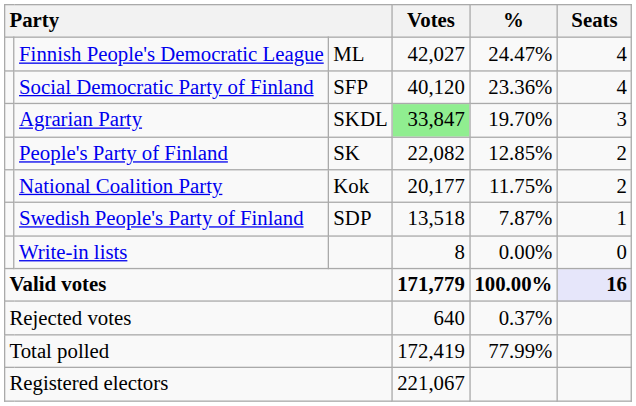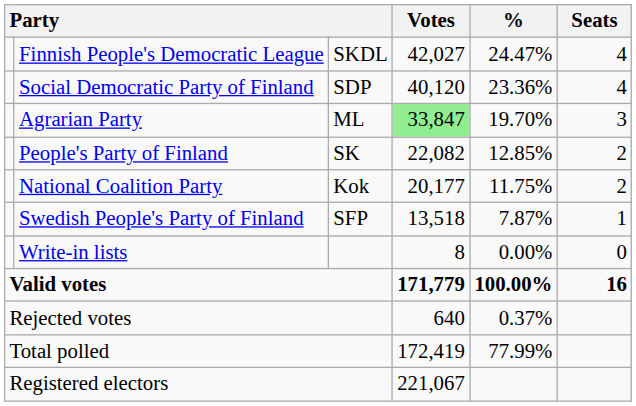(349, 53) ML -> (360, 53) SKDL
(351, 86) SFP -> (352, 86) SDP
(360, 119) SKDL -> (349, 119) ML
(352, 218) SDP -> (351, 218) SFP
(617, 284) lavender background -> (617, 284) no background
